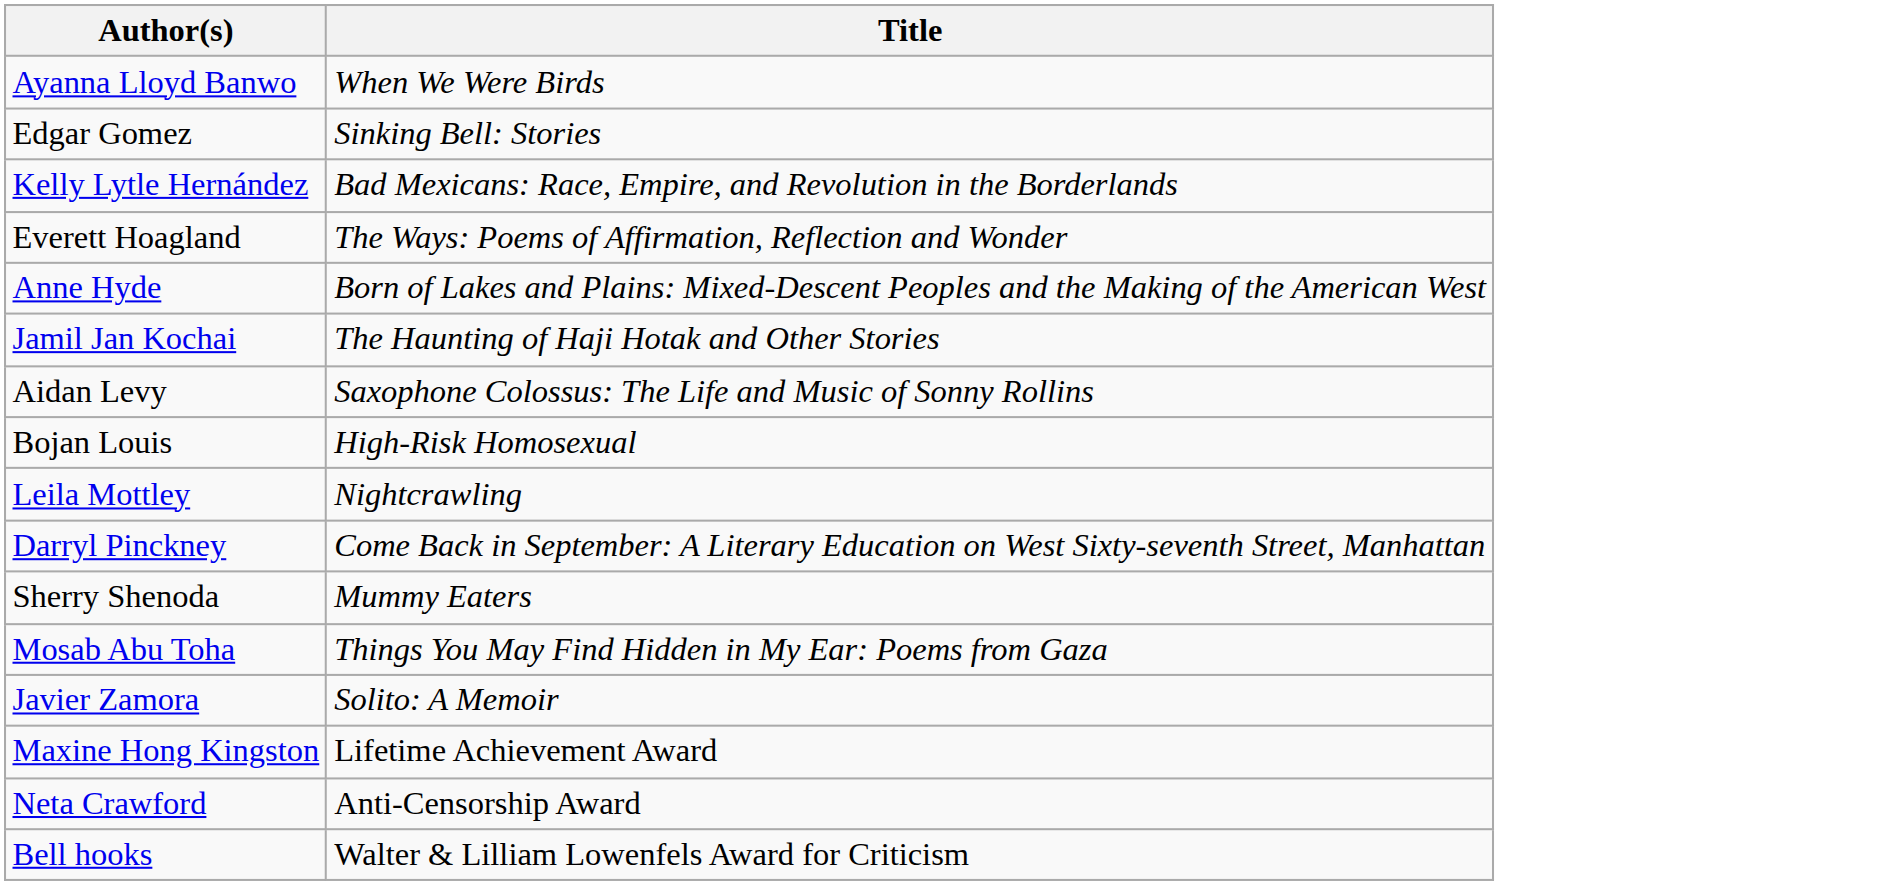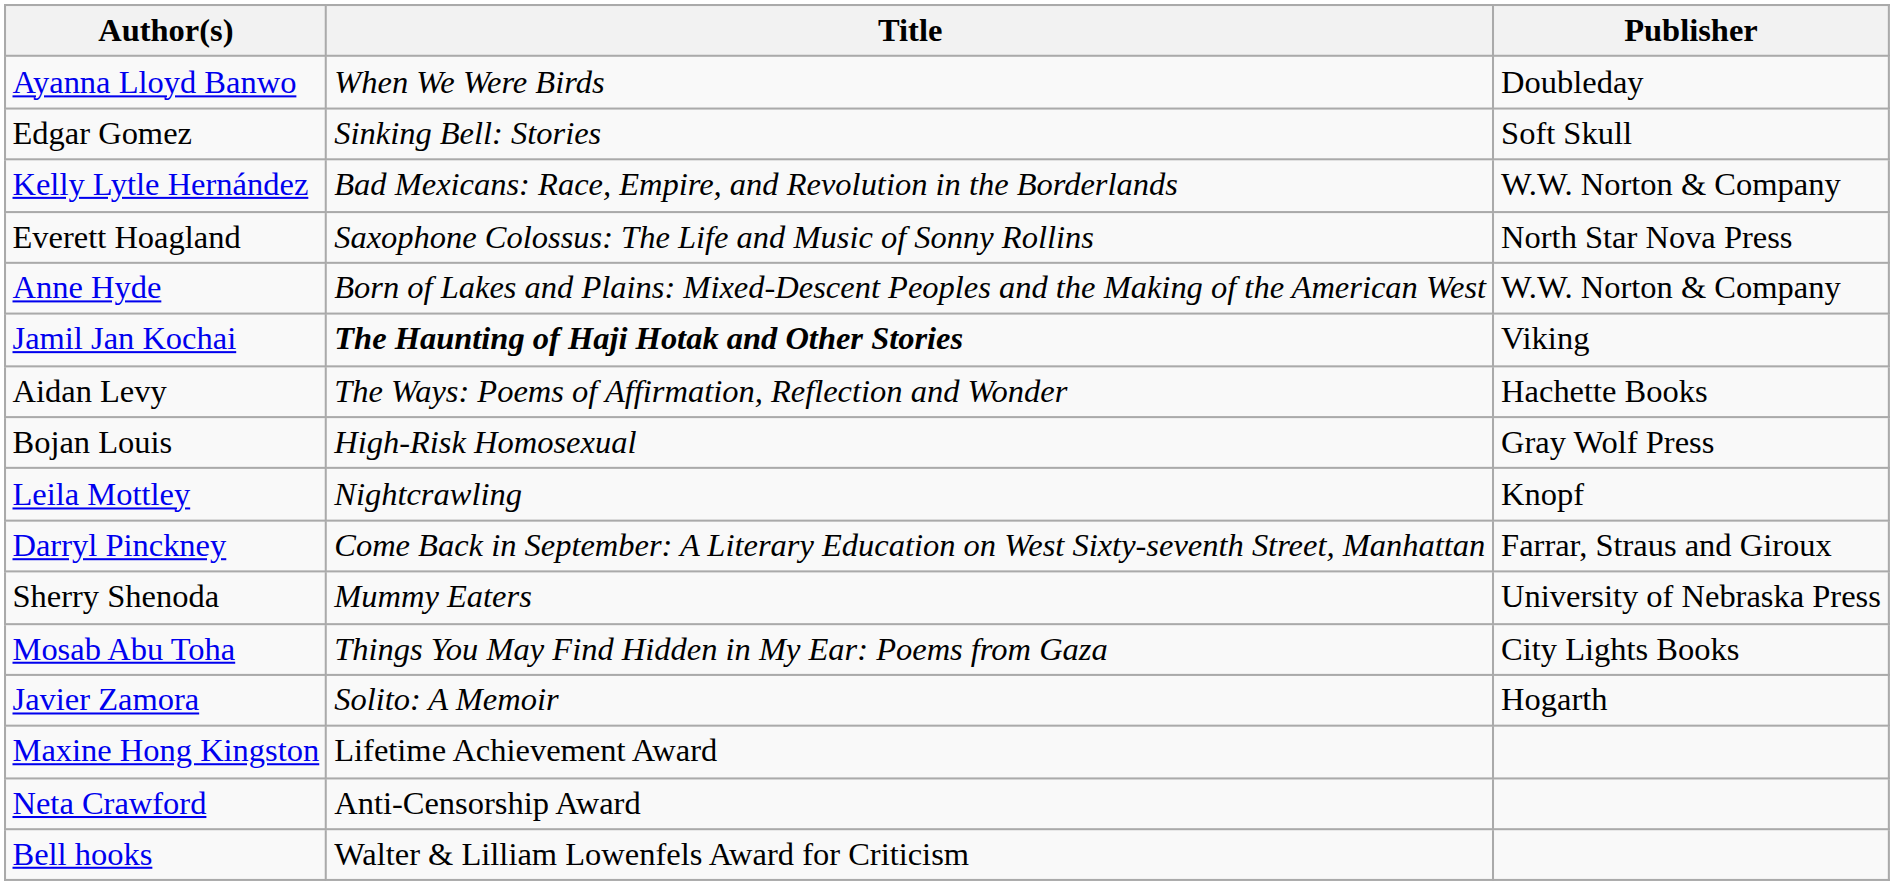+ column: (1691, 30)
(701, 236) The Ways: Poems of Affirmation, Reflection and Wonder -> (714, 236) Saxophone Colossus: The Life and Music of Sonny Rollins
(637, 339) normal -> (649, 339) bold
(714, 390) Saxophone Colossus: The Life and Music of Sonny Rollins -> (701, 390) The Ways: Poems of Affirmation, Reflection and Wonder
